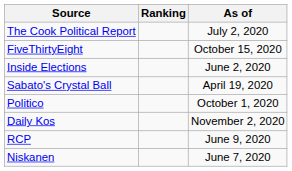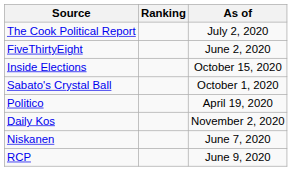(238, 49) October 15, 2020 -> (238, 49) June 2, 2020
(238, 67) June 2, 2020 -> (238, 67) October 15, 2020
(238, 85) April 19, 2020 -> (238, 85) October 1, 2020
(238, 103) October 1, 2020 -> (238, 103) April 19, 2020
rows swapped: (19, 139) <-> (31, 157)
